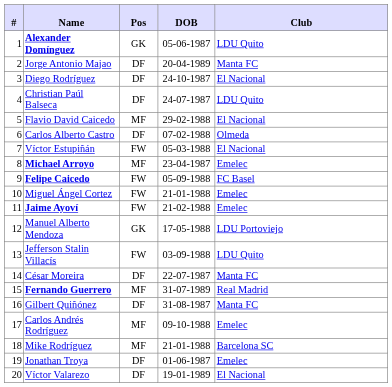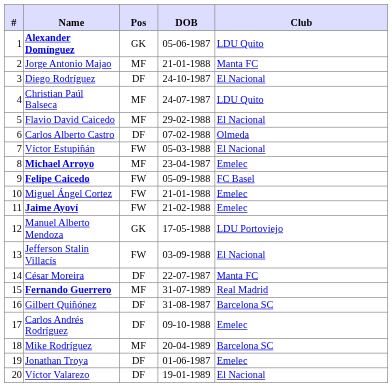(138, 64) DF -> (138, 64) MF
(186, 64) 20-04-1989 -> (186, 64) 21-01-1988
(138, 99) DF -> (138, 99) MF
(240, 255) LDU Quito -> (241, 255) El Nacional
(237, 304) Manta FC -> (245, 304) Barcelona SC
(138, 325) MF -> (138, 325) DF
(186, 345) 21-01-1988 -> (186, 345) 20-04-1989
